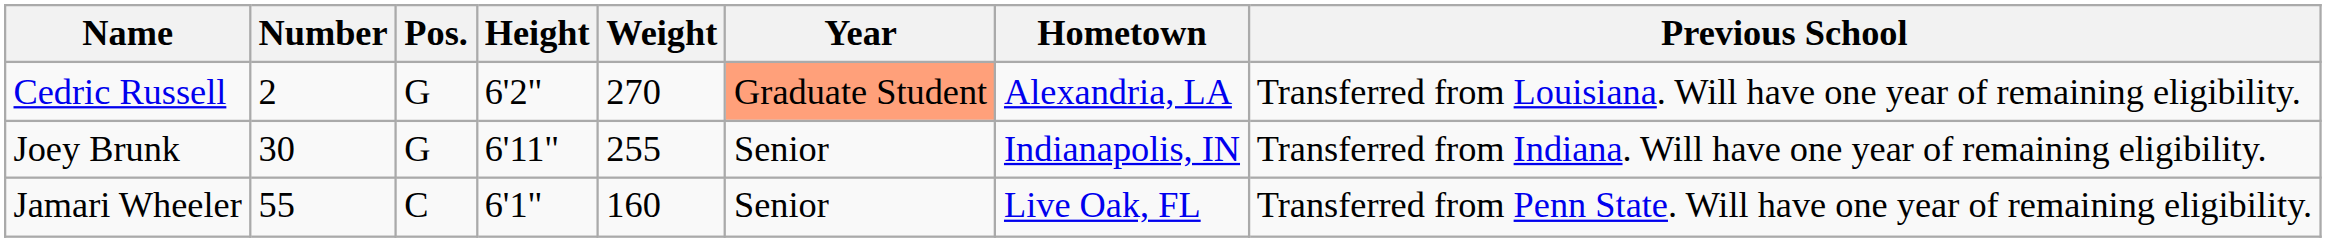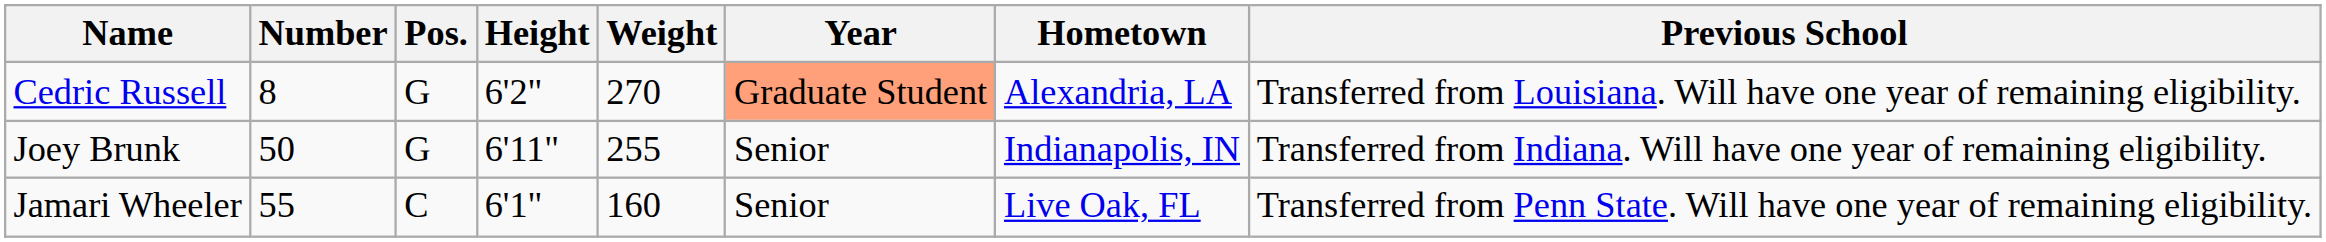(268, 90) 2 -> (268, 90) 8
(277, 148) 30 -> (277, 148) 50
